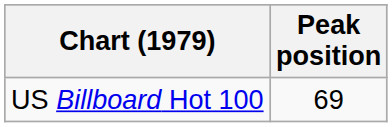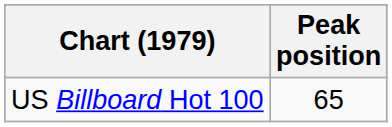(329, 99) 69 -> (329, 99) 65
